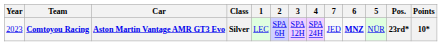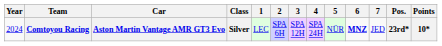columns swapped: (376, 10) <-> (334, 10)
(14, 29) 2023 -> (14, 29) 2024
